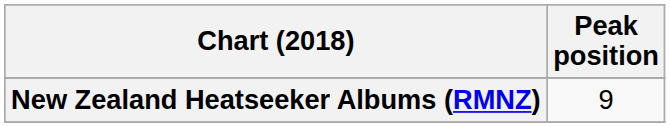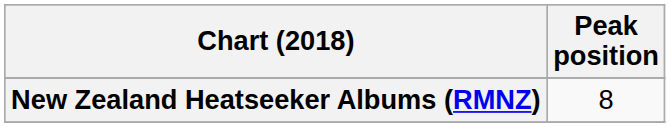(606, 99) 9 -> (606, 99) 8
